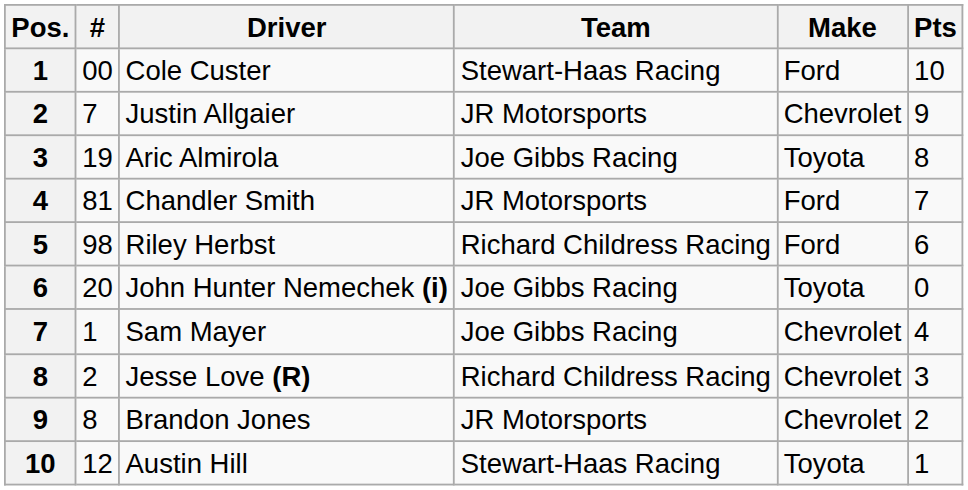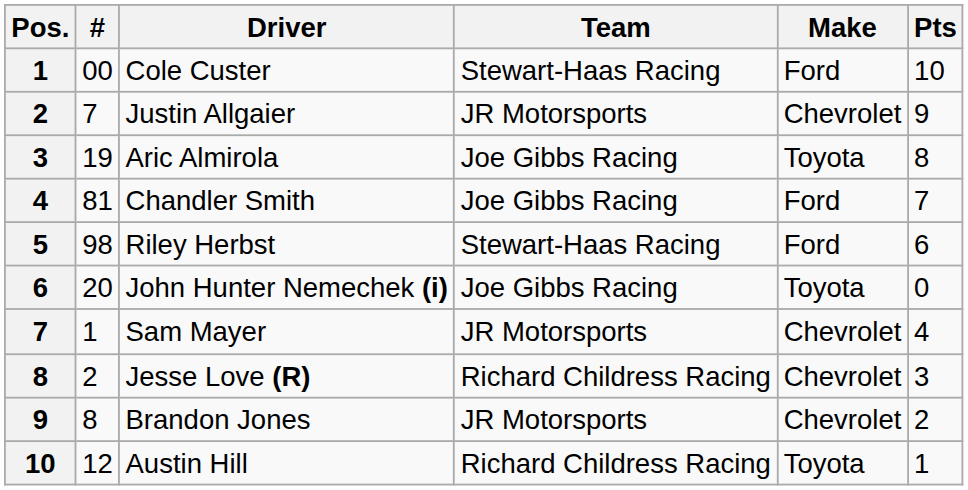(554, 201) JR Motorsports -> (569, 201) Joe Gibbs Racing
(616, 245) Richard Childress Racing -> (591, 245) Stewart-Haas Racing
(569, 332) Joe Gibbs Racing -> (554, 332) JR Motorsports
(591, 462) Stewart-Haas Racing -> (616, 462) Richard Childress Racing
